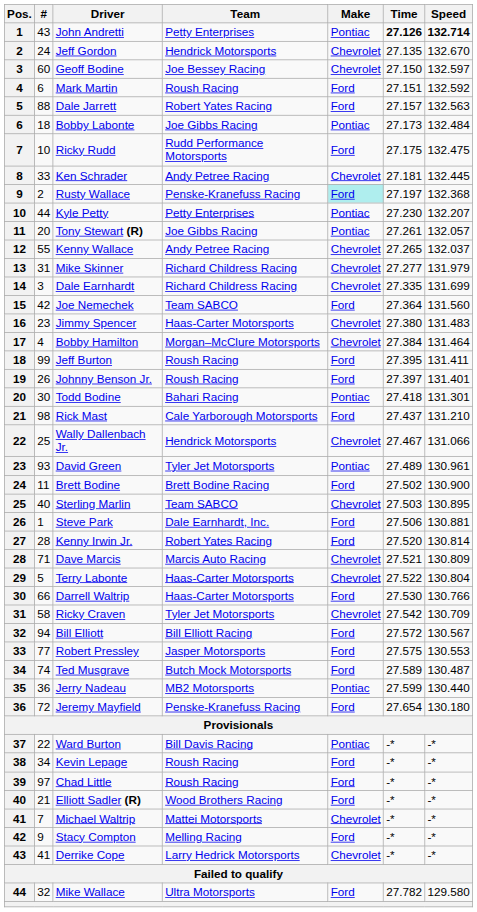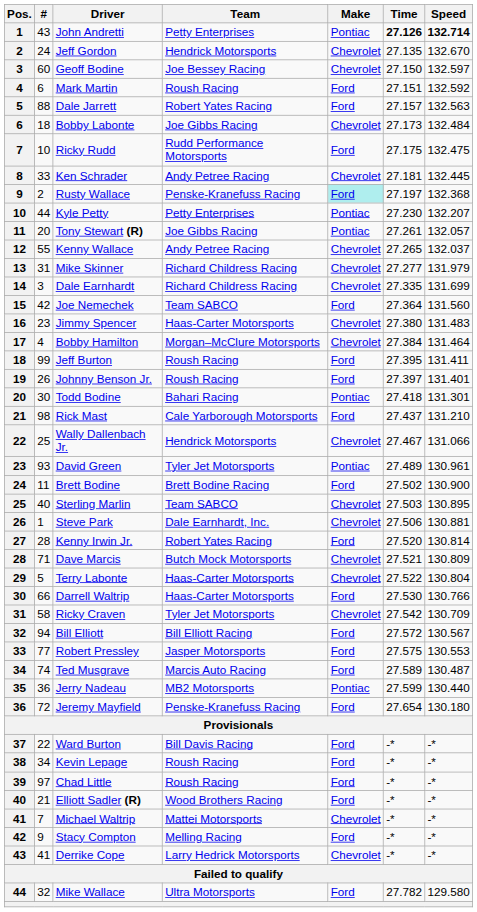(350, 125) Pontiac -> (356, 125) Chevrolet
(343, 522) Ford -> (356, 522) Chevrolet
(216, 559) Marcis Auto Racing -> (228, 559) Butch Mock Motorsports
(228, 670) Butch Mock Motorsports -> (216, 670) Marcis Auto Racing
(350, 744) Pontiac -> (343, 744) Ford
